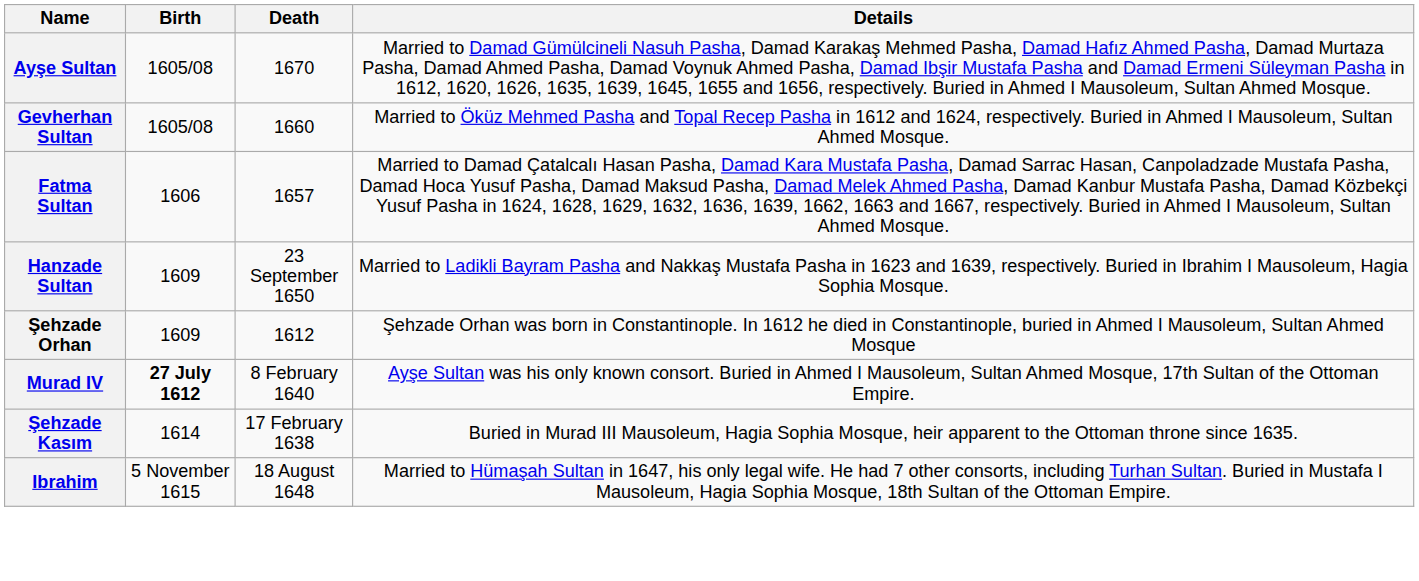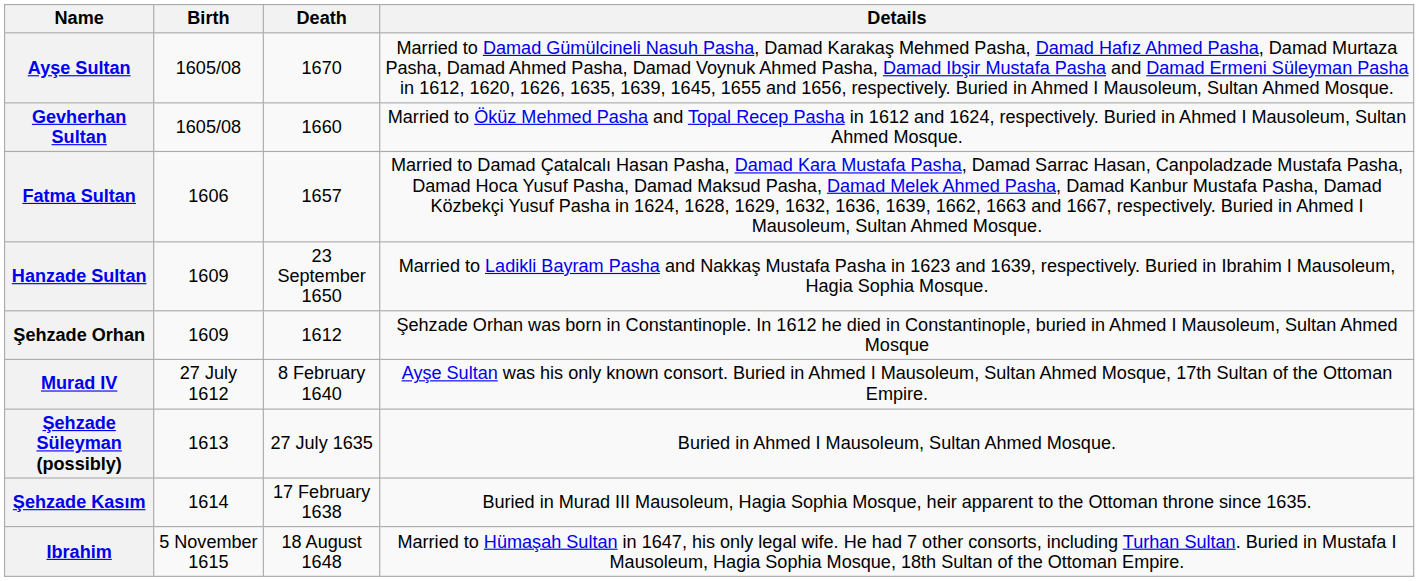(180, 384) bold -> (208, 384) normal
+ row: (79, 443)
